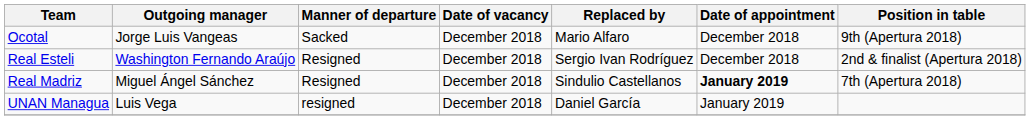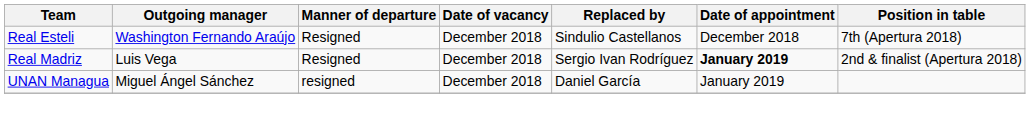- row: (28, 37)
(624, 59) Sergio Ivan Rodríguez -> (618, 37) Sindulio Castellanos
(931, 59) 2nd & finalist (Apertura 2018) -> (901, 37) 7th (Apertura 2018)
(185, 81) Miguel Ángel Sánchez -> (146, 59) Luis Vega
(618, 81) Sindulio Castellanos -> (624, 59) Sergio Ivan Rodríguez
(901, 81) 7th (Apertura 2018) -> (931, 59) 2nd & finalist (Apertura 2018)
(146, 103) Luis Vega -> (185, 81) Miguel Ángel Sánchez
